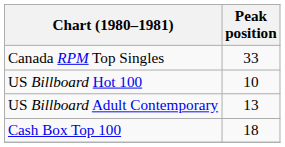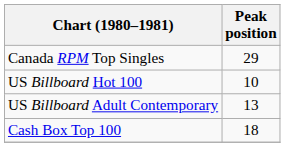(251, 57) 33 -> (251, 57) 29
